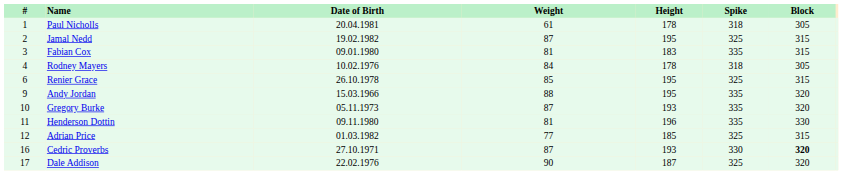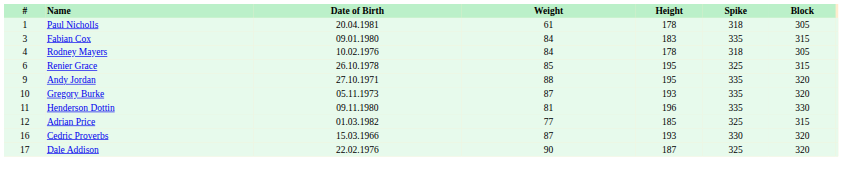- row: (69, 38)
(549, 52) 81 -> (549, 38) 84
(357, 94) 15.03.1966 -> (357, 80) 27.10.1971
(357, 149) 27.10.1971 -> (357, 135) 15.03.1966
(802, 149) bold -> (802, 135) normal
